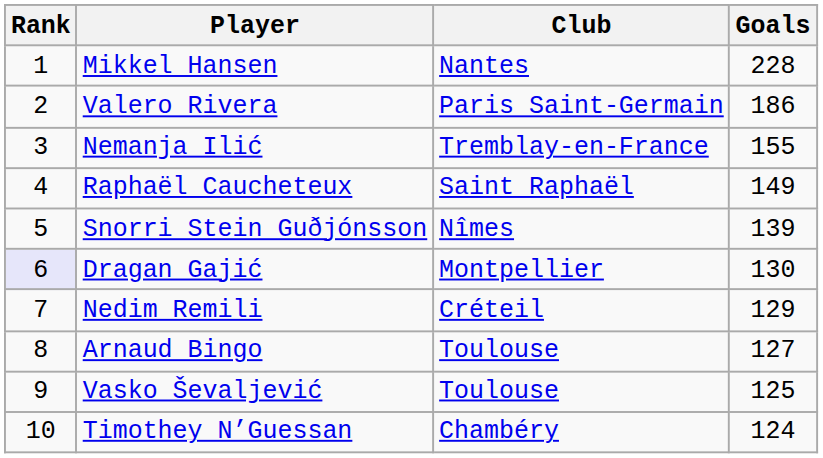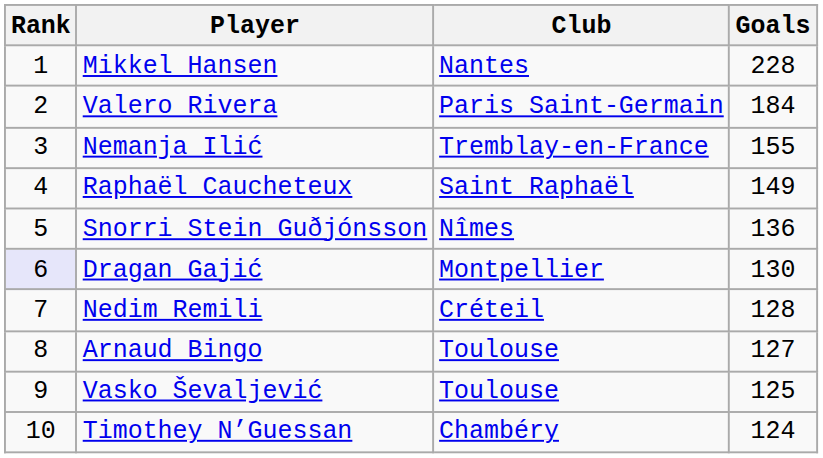(773, 107) 186 -> (773, 107) 184
(773, 229) 139 -> (773, 229) 136
(773, 310) 129 -> (773, 310) 128
